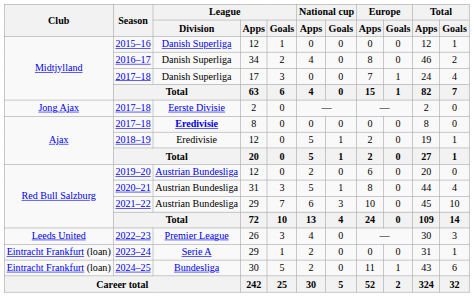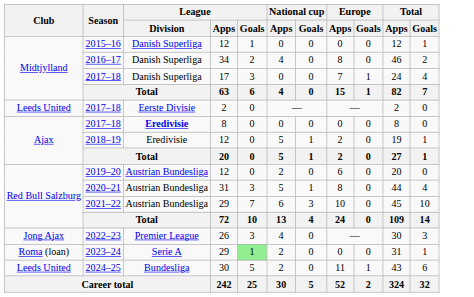(59, 108) Jong Ajax -> (44, 108) Leeds United
(59, 236) Leeds United -> (44, 236) Jong Ajax
(59, 252) Eintracht Frankfurt (loan) -> (44, 252) Roma (loan)
(282, 252) no background -> (252, 252) lightgreen background
(59, 268) Eintracht Frankfurt (loan) -> (44, 268) Leeds United
